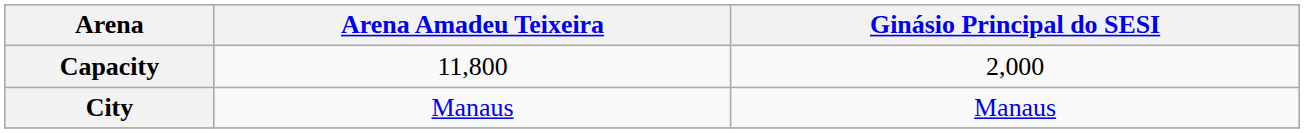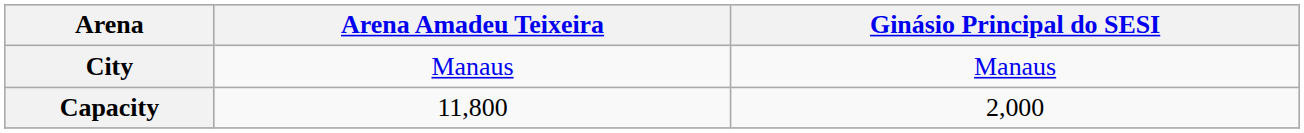rows swapped: (109, 107) <-> (109, 66)
